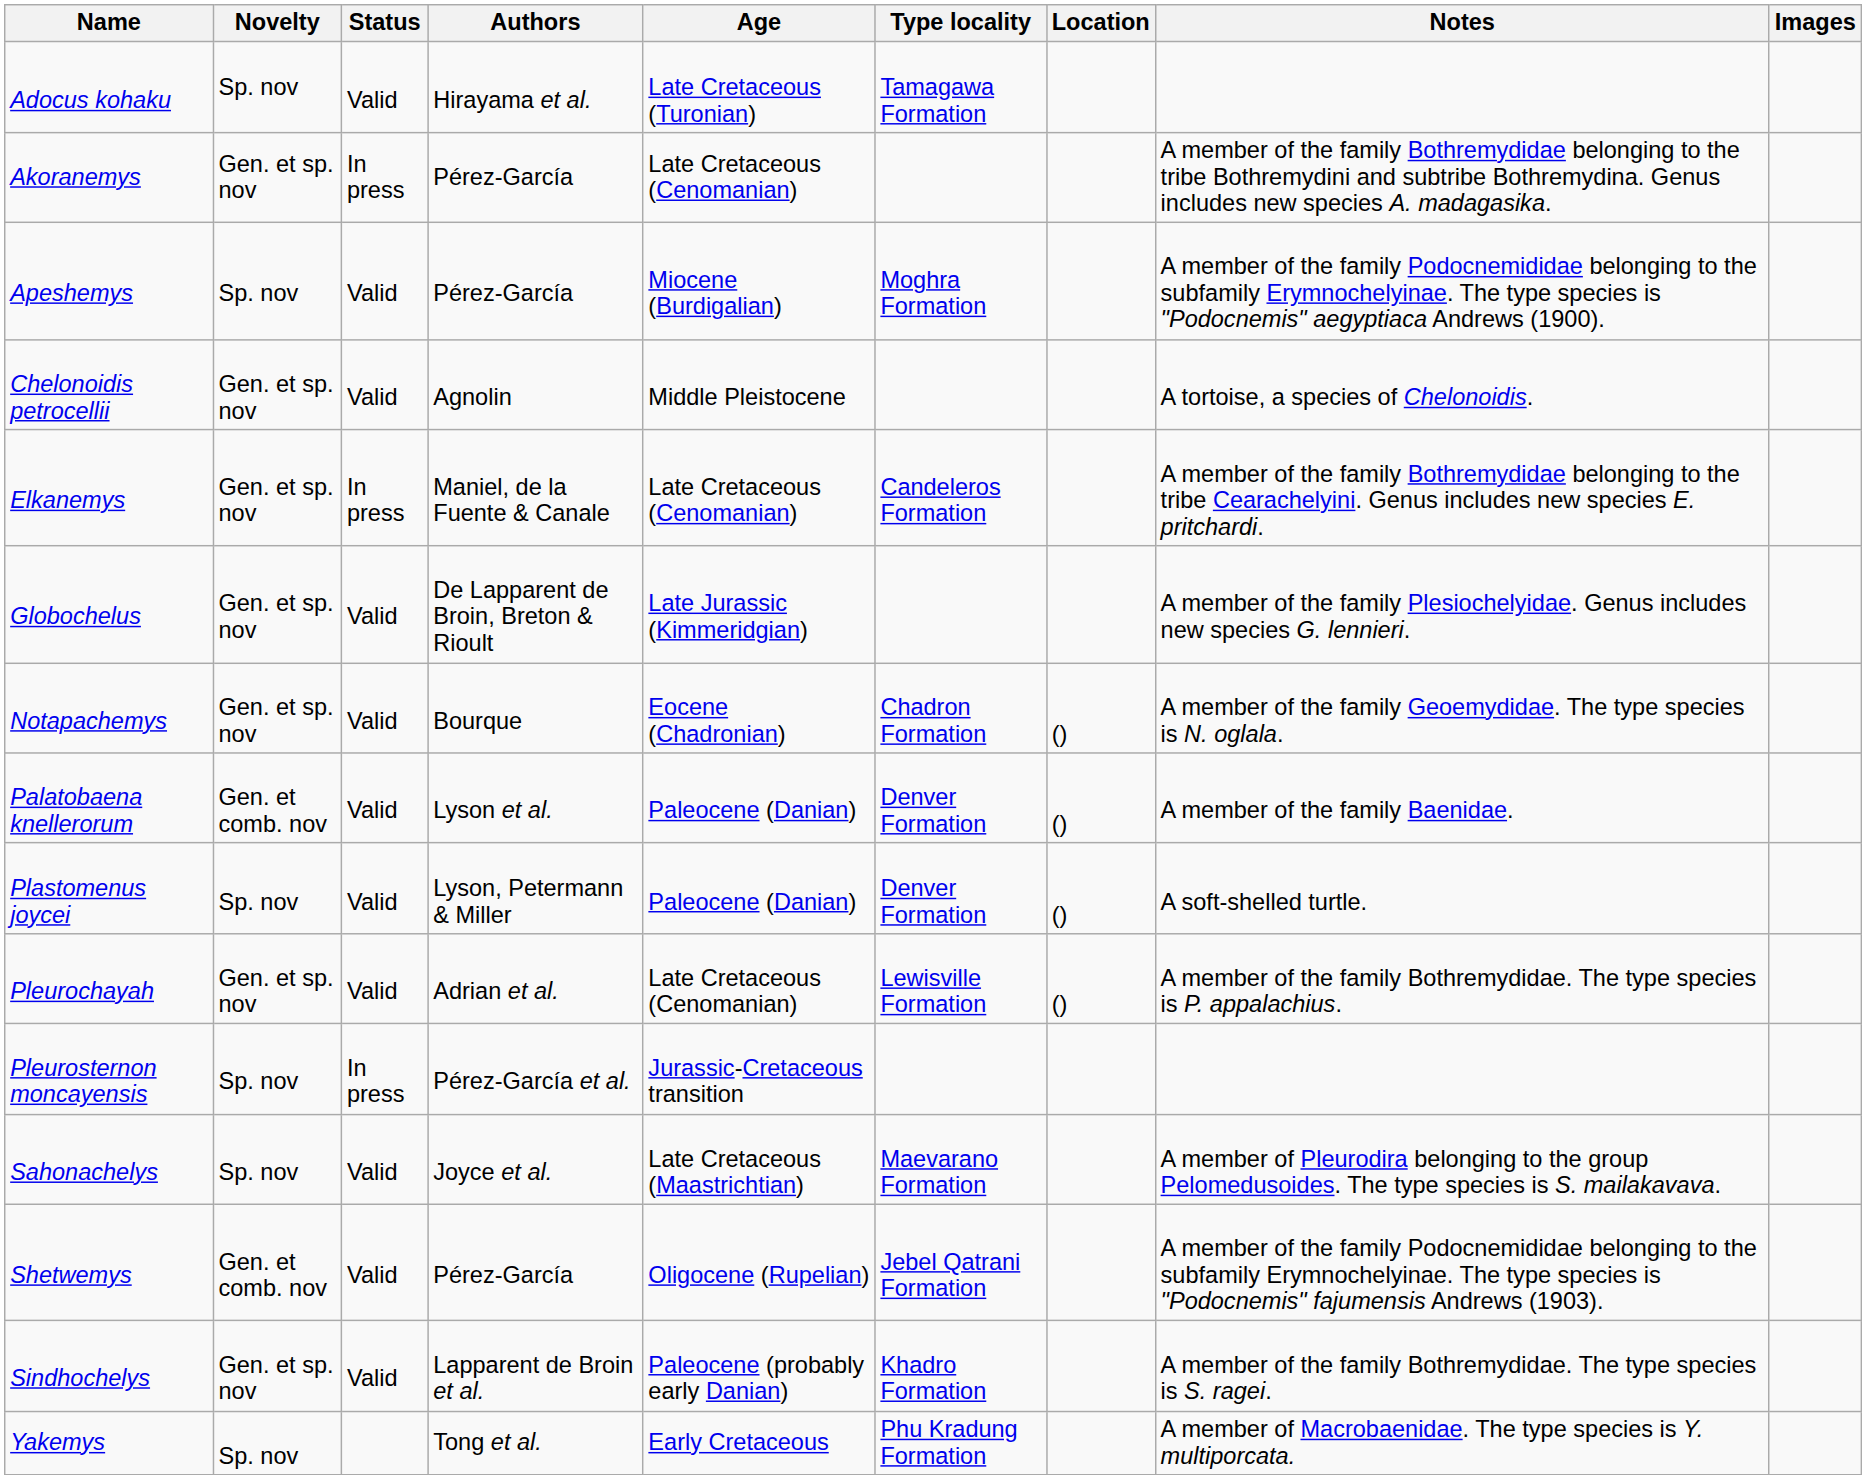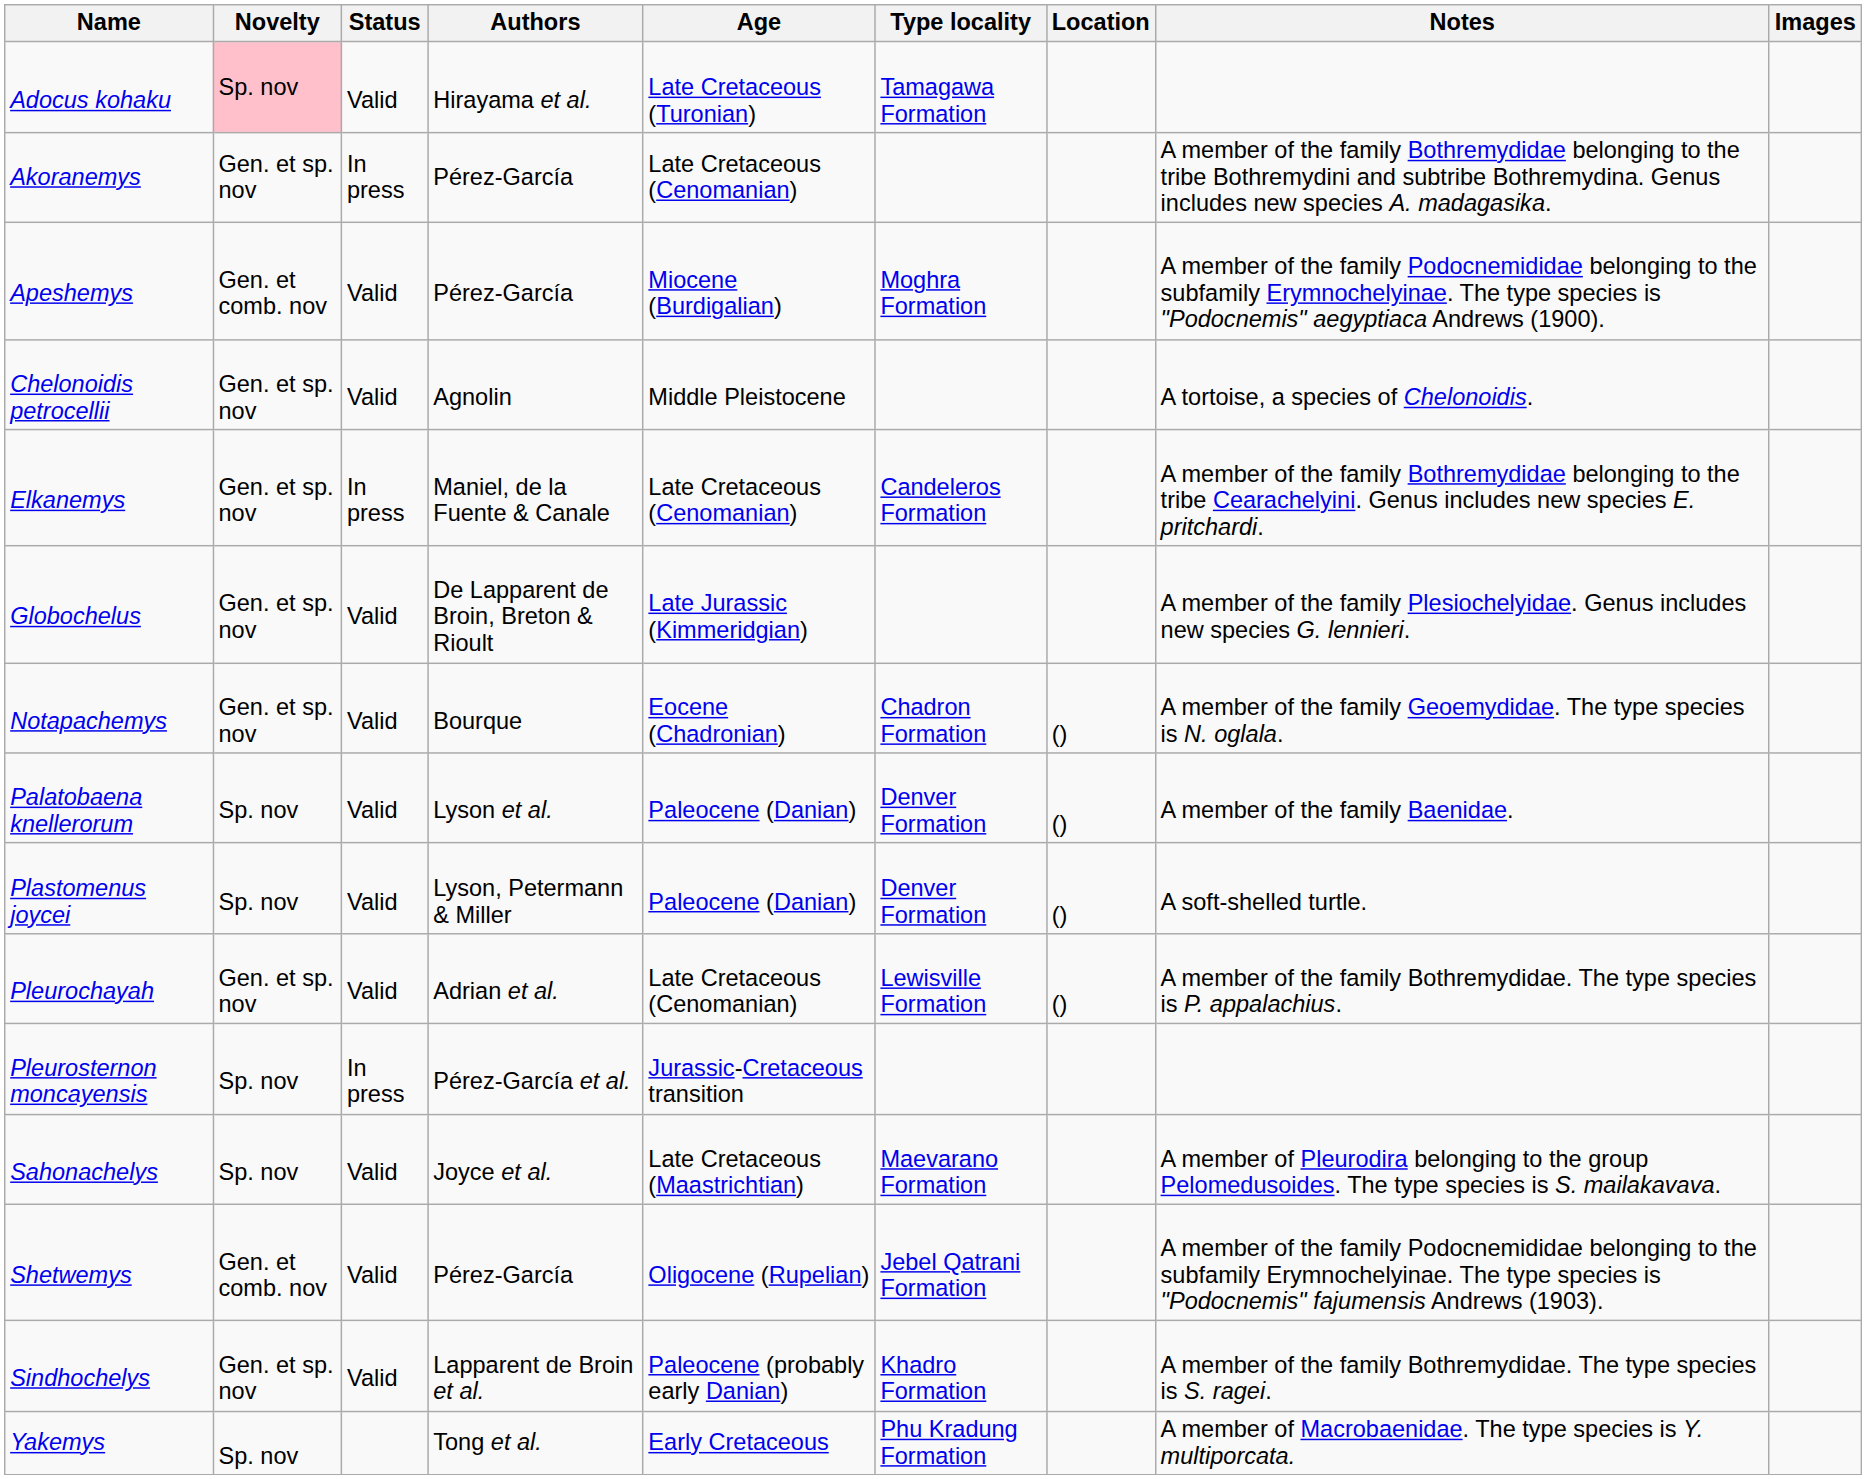(258, 86) no background -> (258, 86) pink background
(258, 293) Sp. nov -> (273, 293) Gen. et comb. nov
(273, 811) Gen. et comb. nov -> (258, 811) Sp. nov
